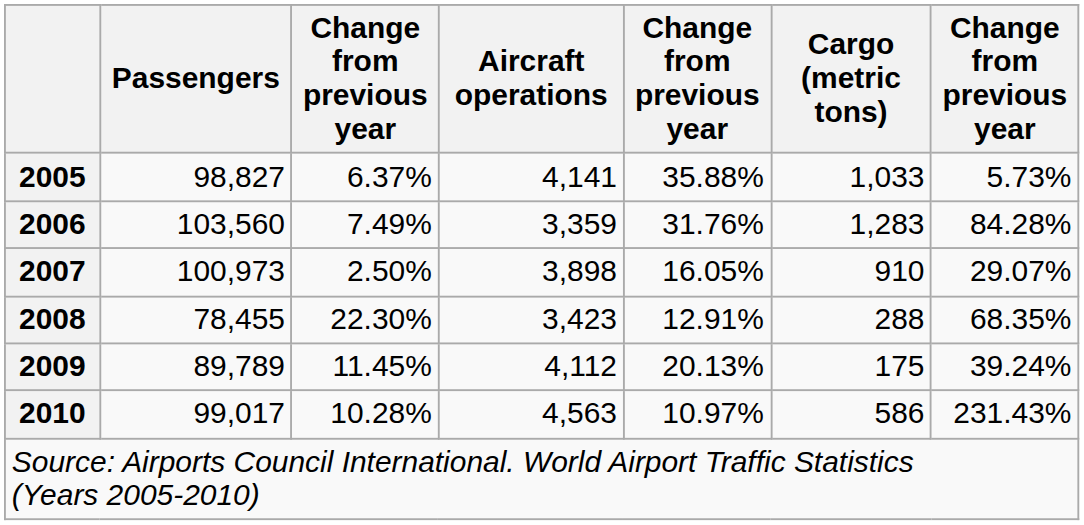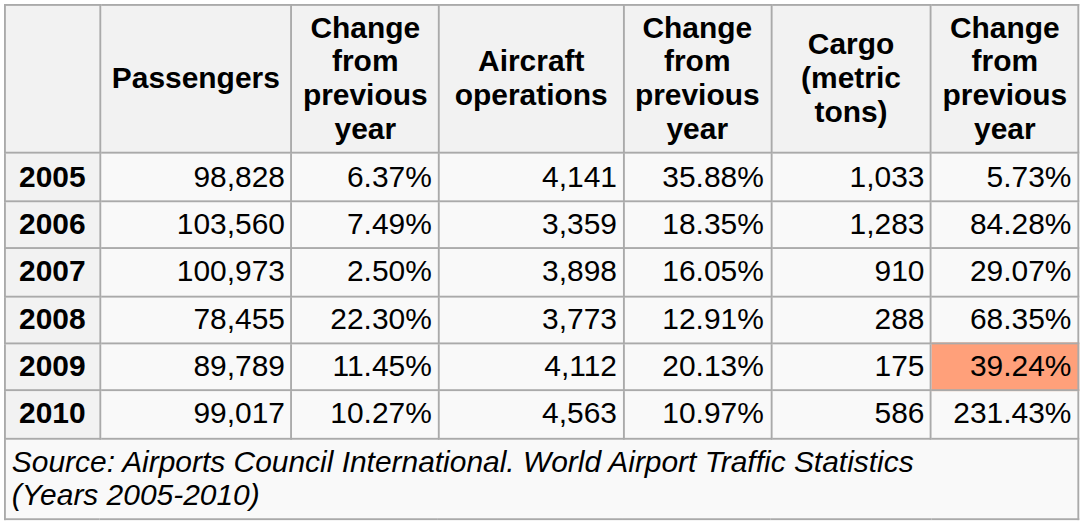(239, 176) 98,827 -> (239, 176) 98,828
(713, 224) 31.76% -> (713, 224) 18.35%
(579, 319) 3,423 -> (579, 319) 3,773
(1021, 366) no background -> (1021, 366) lightsalmon background
(381, 413) 10.28% -> (381, 413) 10.27%
